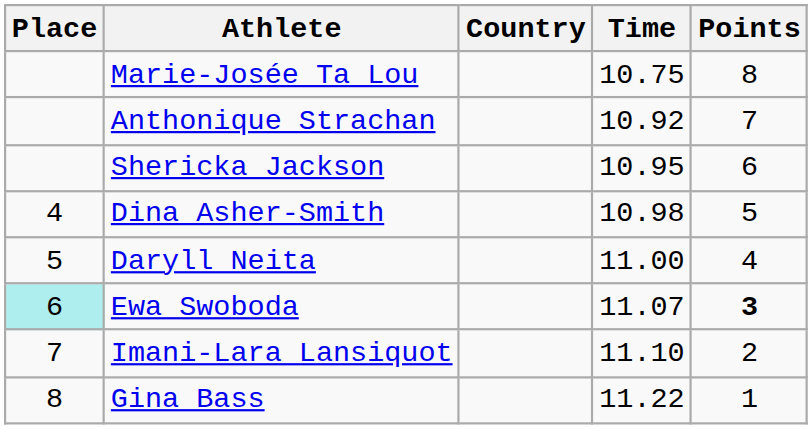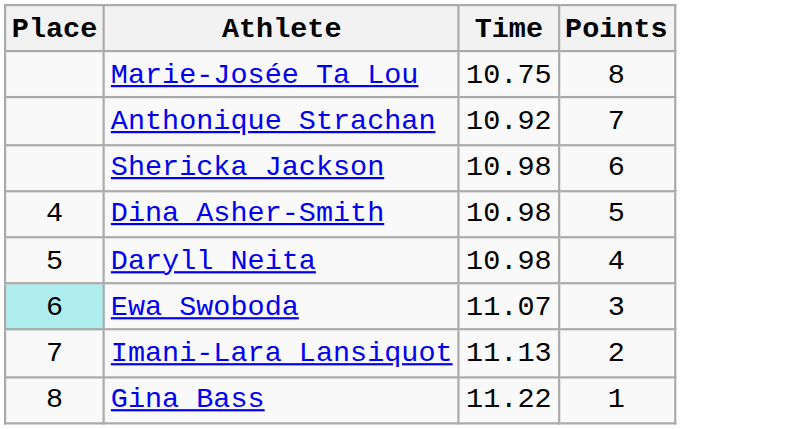- column: (526, 28)
(642, 167) 10.95 -> (509, 167) 10.98
(642, 260) 11.00 -> (509, 260) 10.98
(750, 307) bold -> (616, 307) normal
(642, 353) 11.10 -> (509, 353) 11.13
